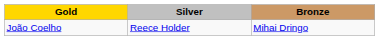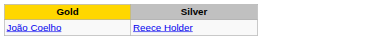- column: (313, 12)
